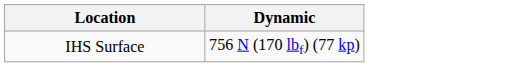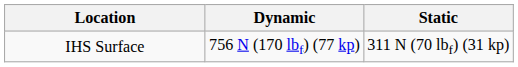+ column: (438, 17)
